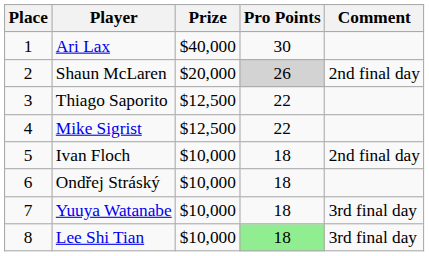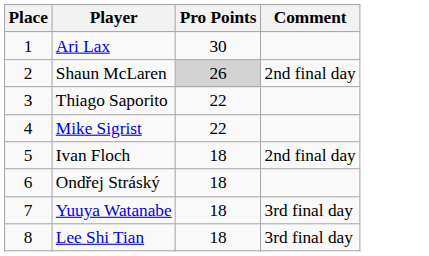- column: (208, 18)
(282, 237) lightgreen background -> (218, 237) no background
